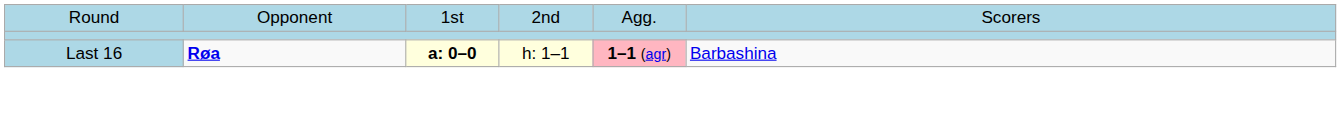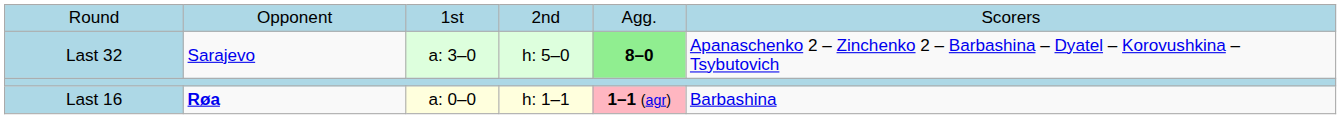+ row: (94, 54)
(452, 53) bold -> (452, 99) normal
